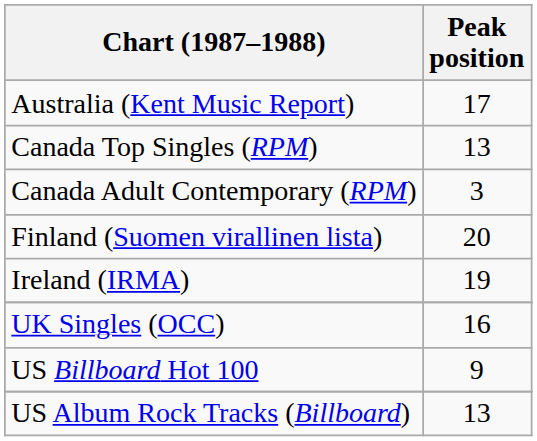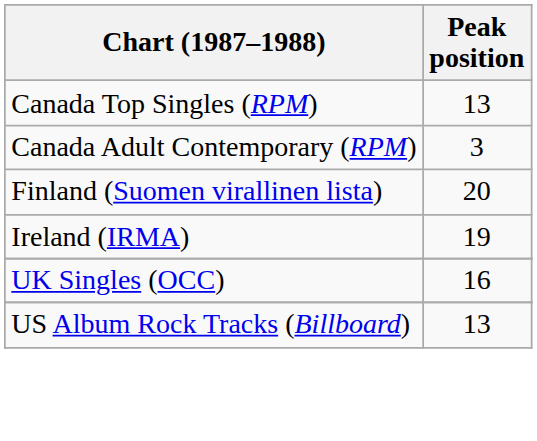- row: (183, 102)
- row: (135, 369)
